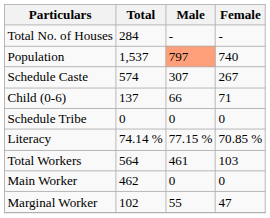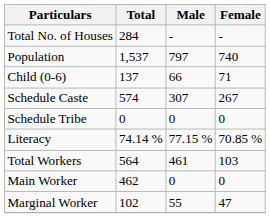(179, 56) lightsalmon background -> (179, 56) no background
rows swapped: (37, 98) <-> (48, 77)
